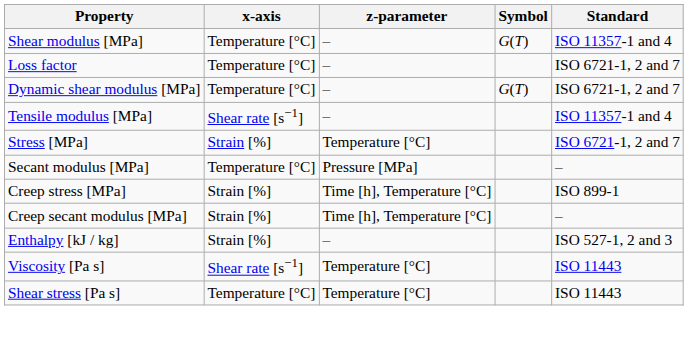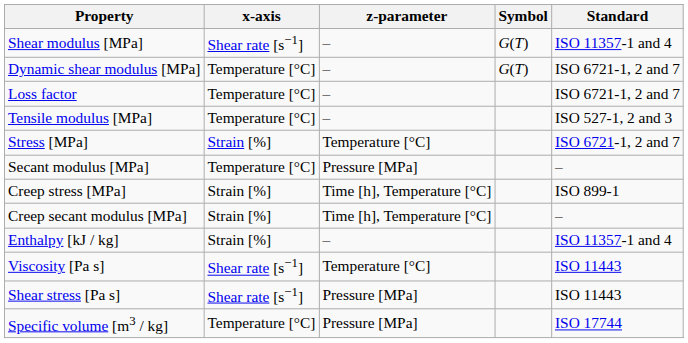(261, 41) Temperature [°C] -> (255, 43) Shear rate [s−1]
rows swapped: (104, 89) <-> (42, 65)
(255, 116) Shear rate [s−1] -> (261, 118) Temperature [°C]
(613, 116) ISO 11357-1 and 4 -> (614, 118) ISO 527-1, 2 and 3
(614, 240) ISO 527-1, 2 and 3 -> (613, 240) ISO 11357-1 and 4
(261, 292) Temperature [°C] -> (255, 295) Shear rate [s−1]
(376, 292) Temperature [°C] -> (370, 295) Pressure [MPa]
+ row: (88, 323)
